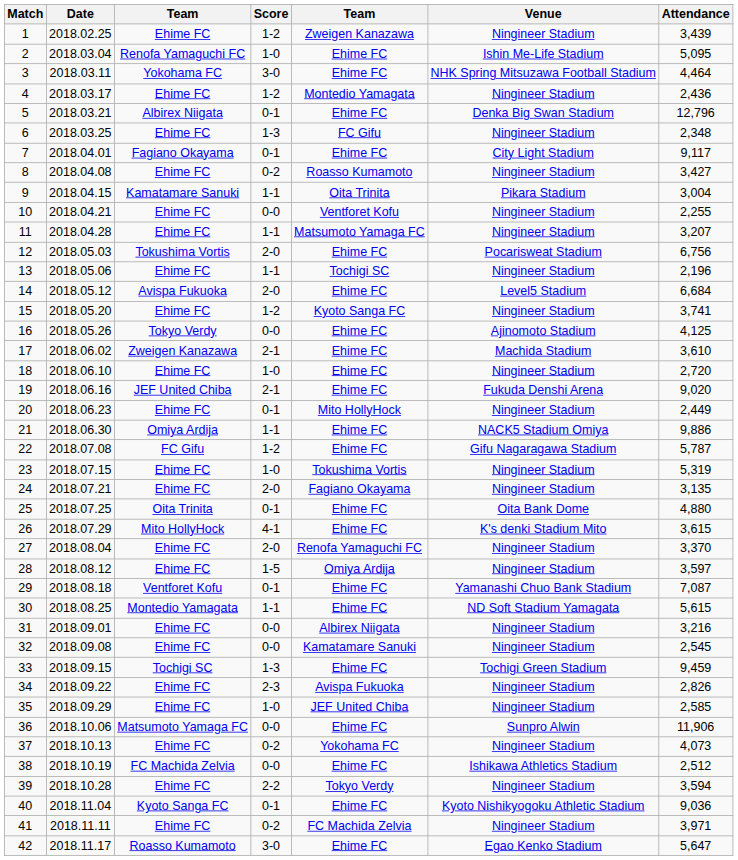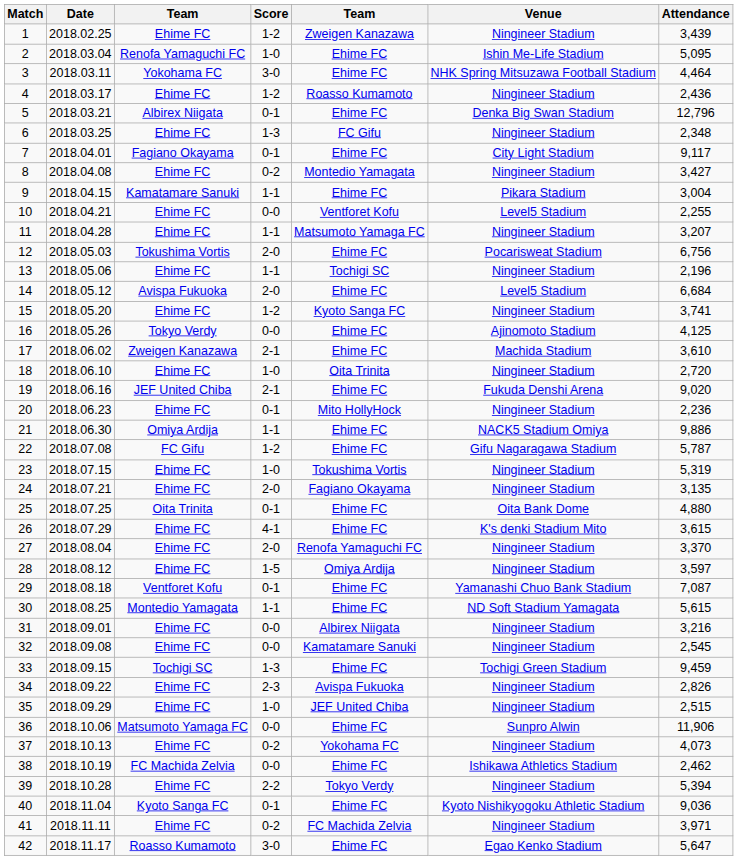(359, 93) Montedio Yamagata -> (359, 93) Roasso Kumamoto
(359, 172) Roasso Kumamoto -> (359, 172) Montedio Yamagata
(359, 192) Oita Trinita -> (359, 192) Ehime FC
(543, 212) Ningineer Stadium -> (543, 212) Level5 Stadium
(359, 370) Ehime FC -> (359, 370) Oita Trinita
(696, 410) 2,449 -> (696, 410) 2,236
(183, 529) Mito HollyHock -> (183, 529) Ehime FC
(696, 707) 2,585 -> (696, 707) 2,515
(696, 766) 2,512 -> (696, 766) 2,462
(696, 786) 3,594 -> (696, 786) 5,394
